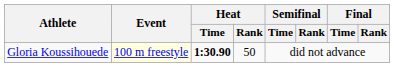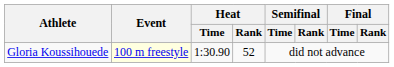(212, 53) bold -> (212, 53) normal
(249, 53) 50 -> (249, 53) 52
